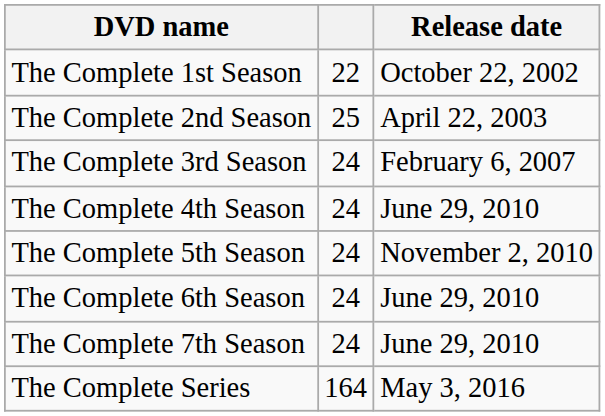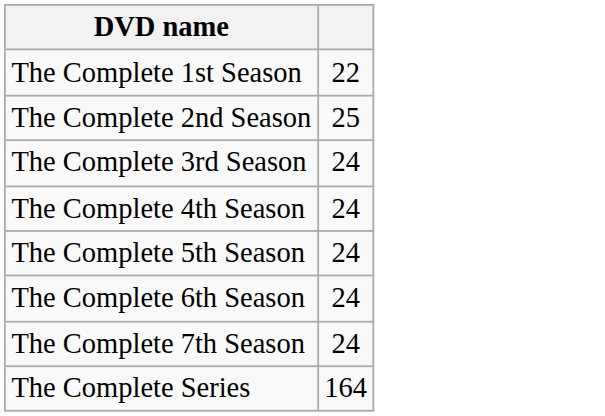- column: (487, 27)
